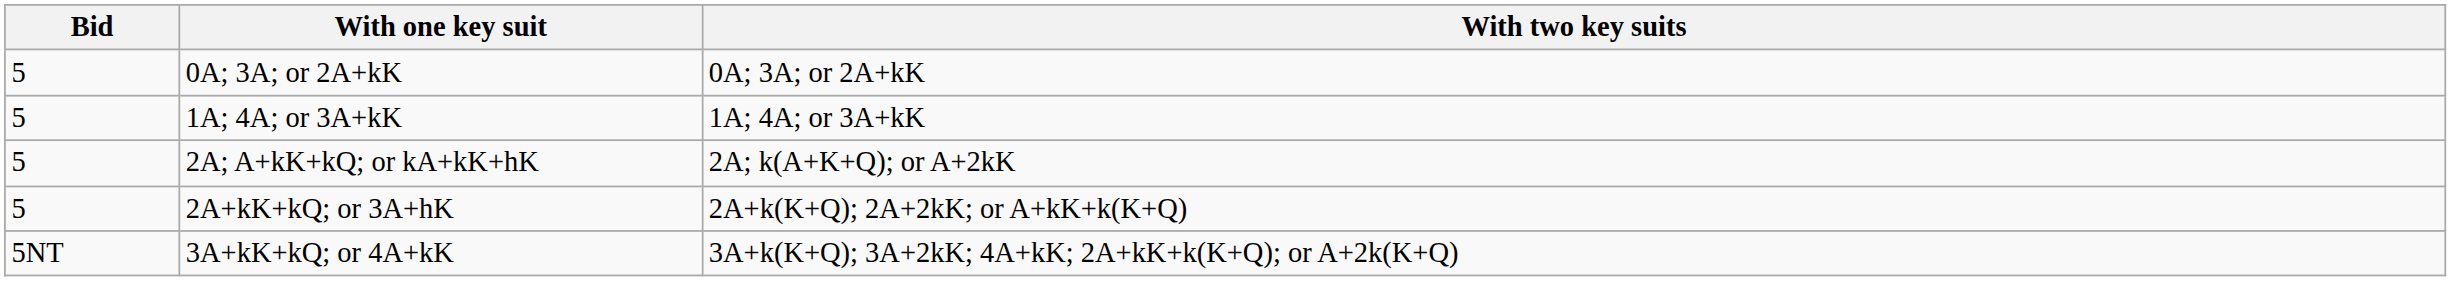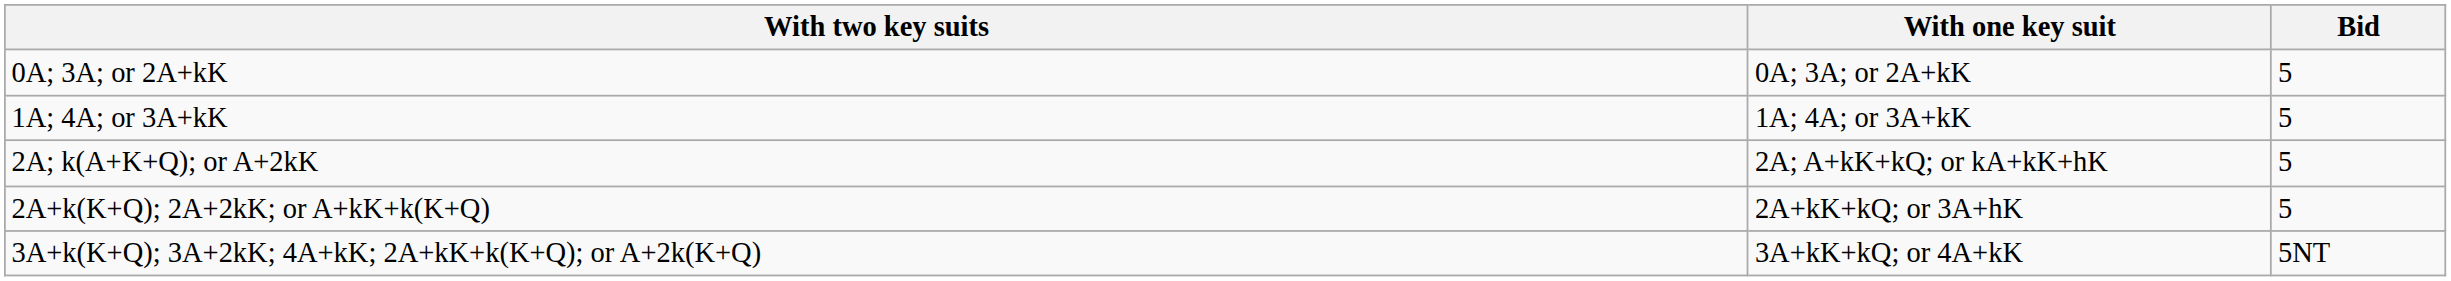columns swapped: (92, 27) <-> (1574, 27)
